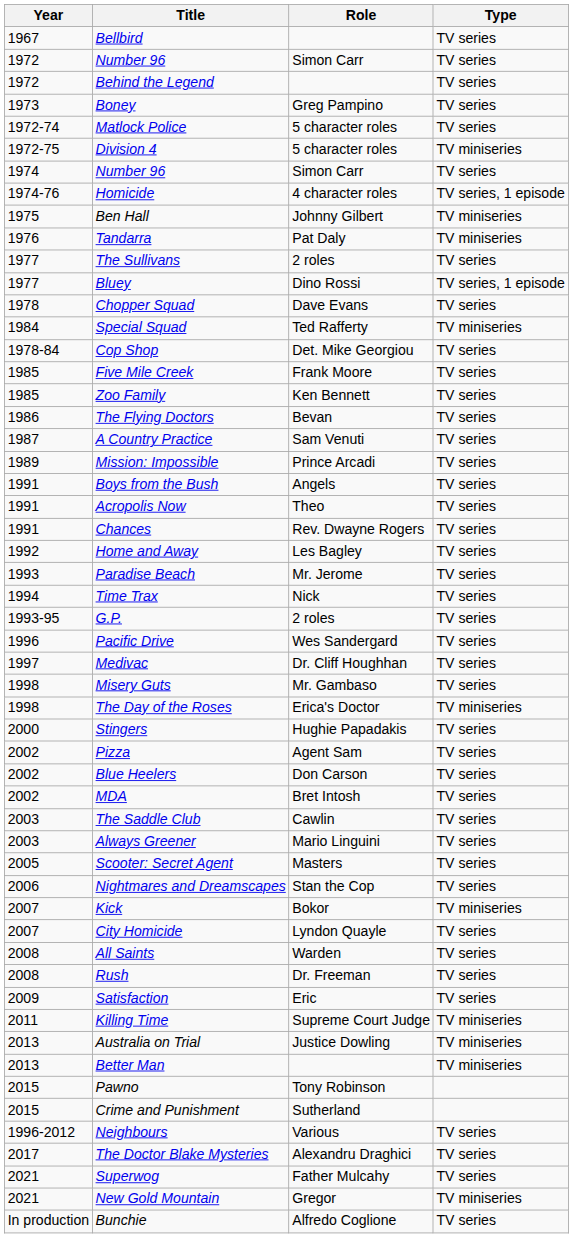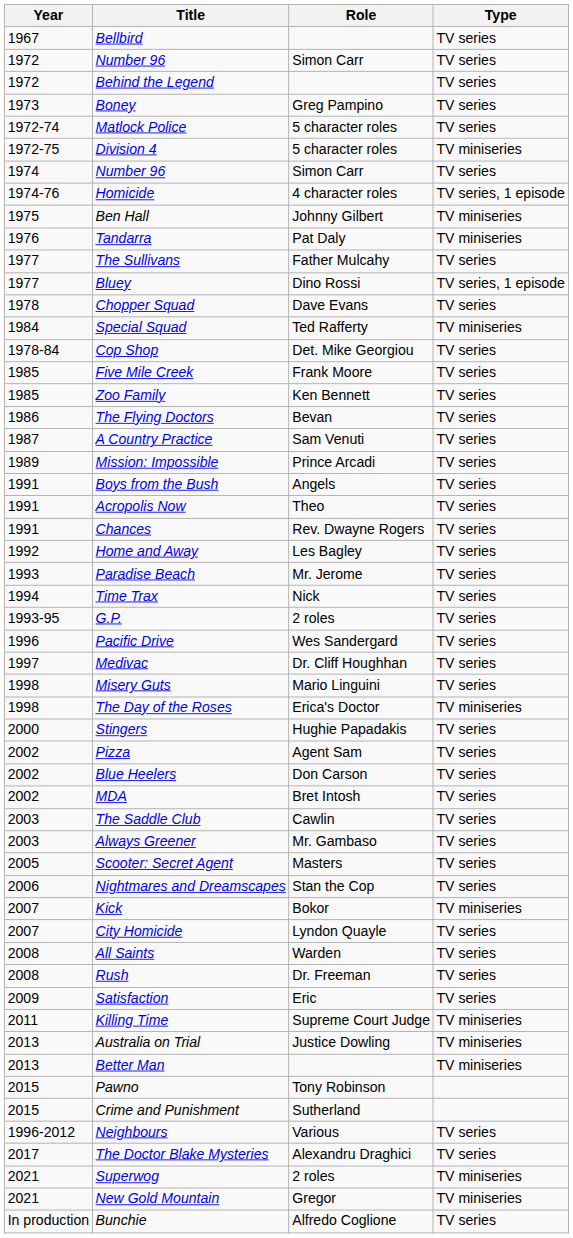(313, 261) 2 roles -> (341, 261) Father Mulcahy
(334, 685) Mr. Gambaso -> (336, 685) Mario Linguini
(336, 841) Mario Linguini -> (334, 841) Mr. Gambaso
(341, 1176) Father Mulcahy -> (313, 1176) 2 roles
(466, 1176) TV series -> (479, 1176) TV miniseries
